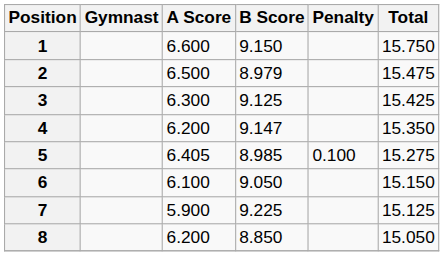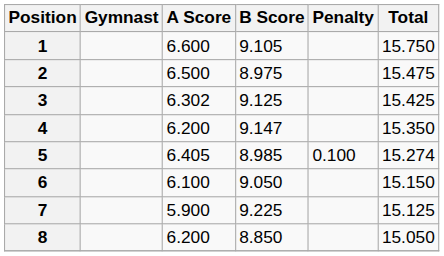(261, 45) 9.150 -> (261, 45) 9.105
(261, 73) 8.979 -> (261, 73) 8.975
(188, 100) 6.300 -> (188, 100) 6.302
(408, 155) 15.275 -> (408, 155) 15.274
